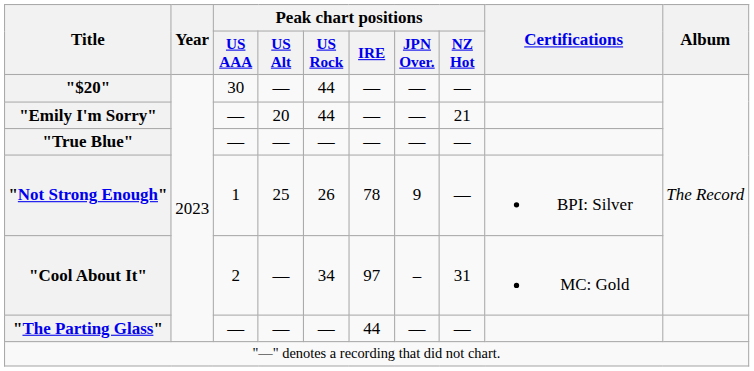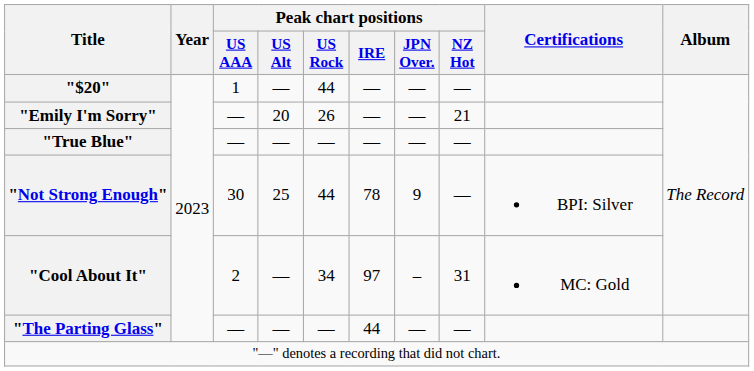(236, 88) 30 -> (236, 88) 1
(326, 114) 44 -> (326, 114) 26
(236, 195) 1 -> (236, 195) 30
(326, 195) 26 -> (326, 195) 44
